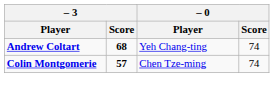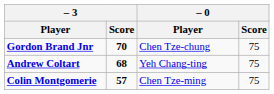+ row: (50, 47)
(254, 47) 74 -> (254, 64) 75
(254, 64) 74 -> (254, 81) 75
